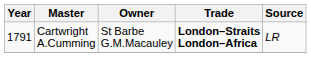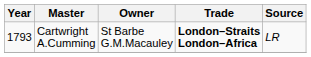(19, 37) 1791 -> (19, 37) 1793
